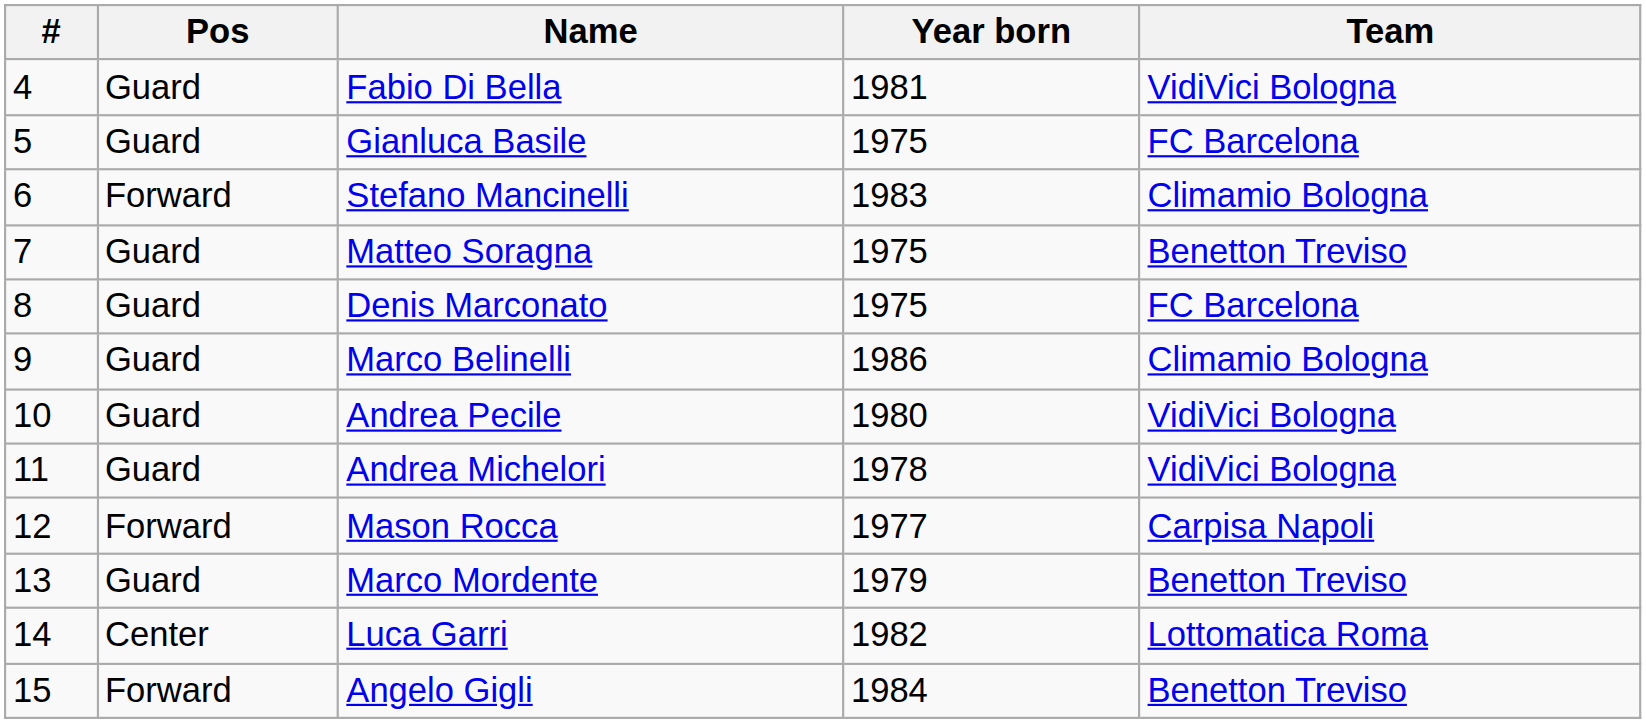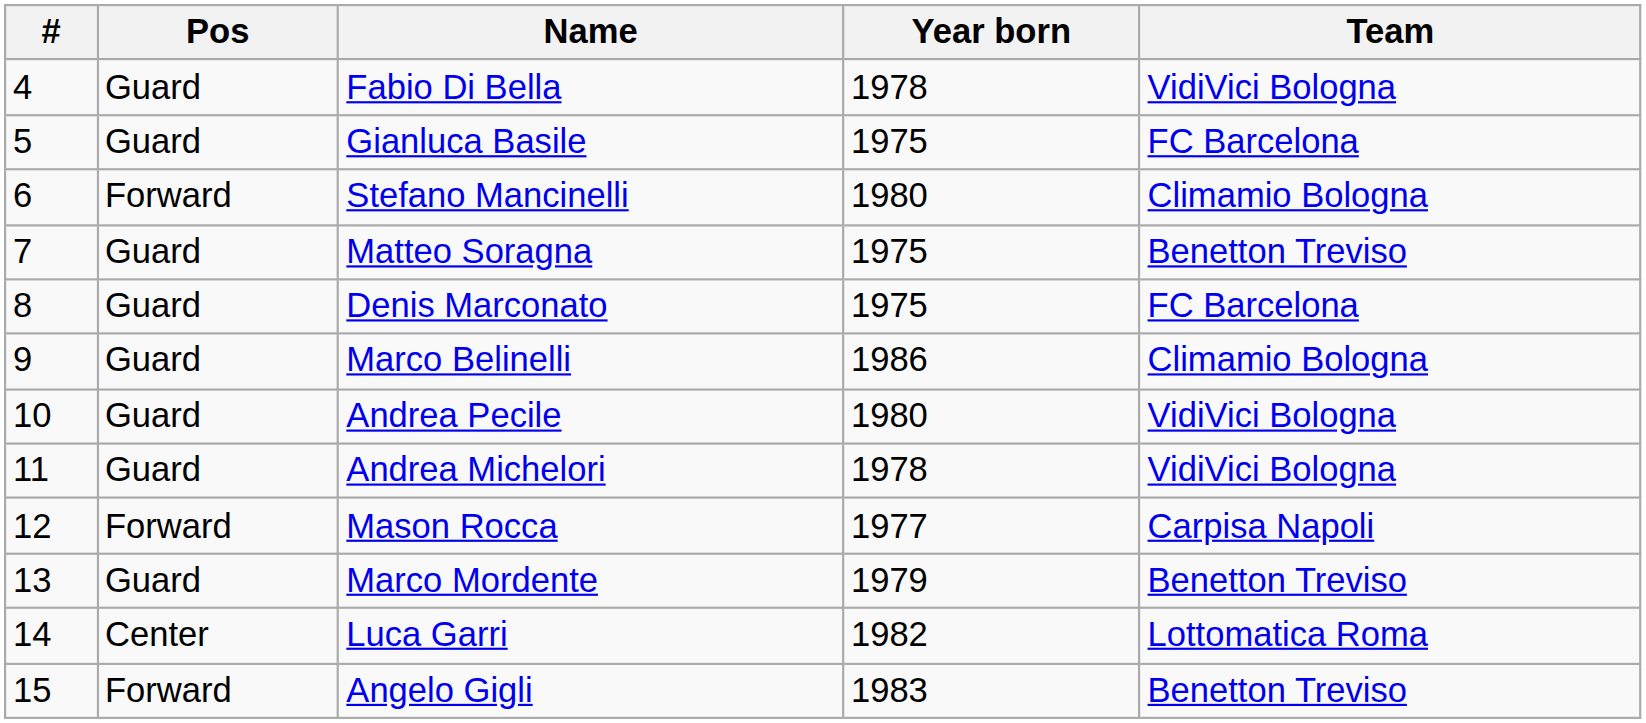(889, 86) 1981 -> (889, 86) 1978
(889, 196) 1983 -> (889, 196) 1980
(889, 689) 1984 -> (889, 689) 1983
